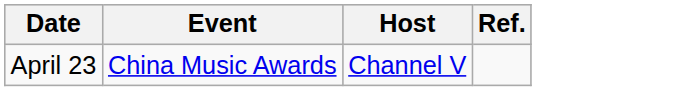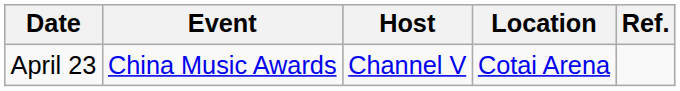+ column: (544, 24)
